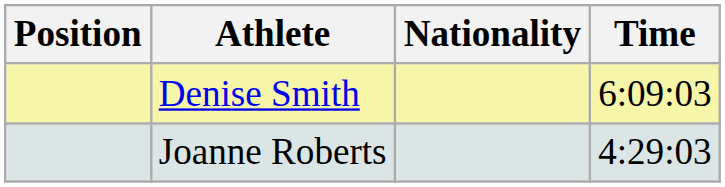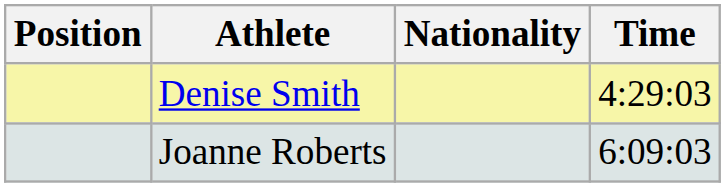(655, 92) 6:09:03 -> (655, 92) 4:29:03
(655, 151) 4:29:03 -> (655, 151) 6:09:03
